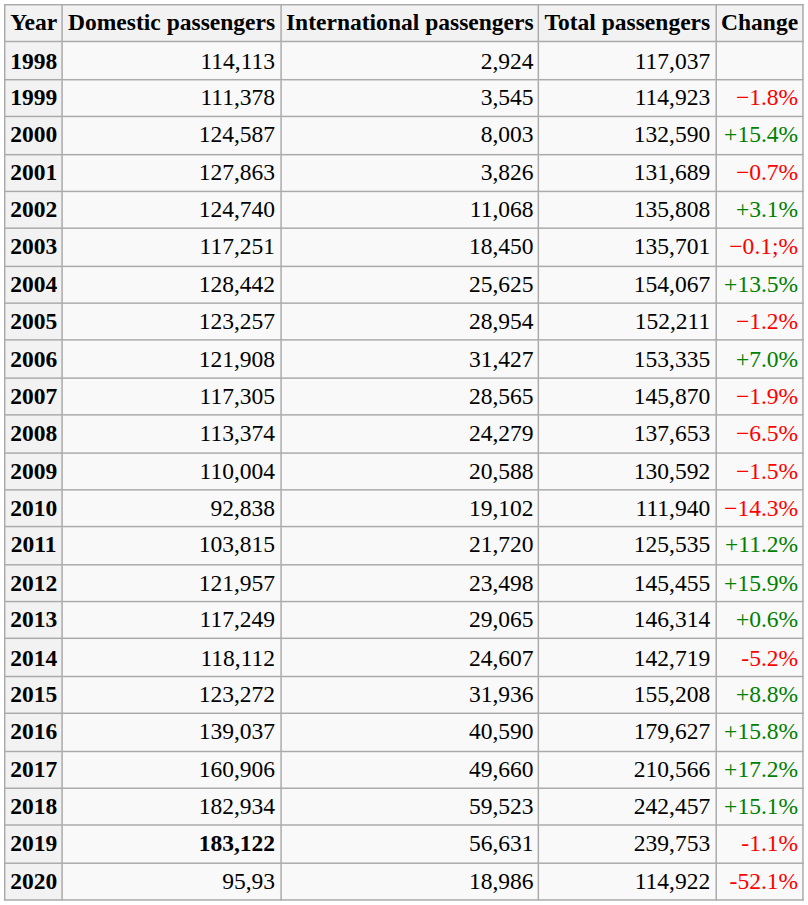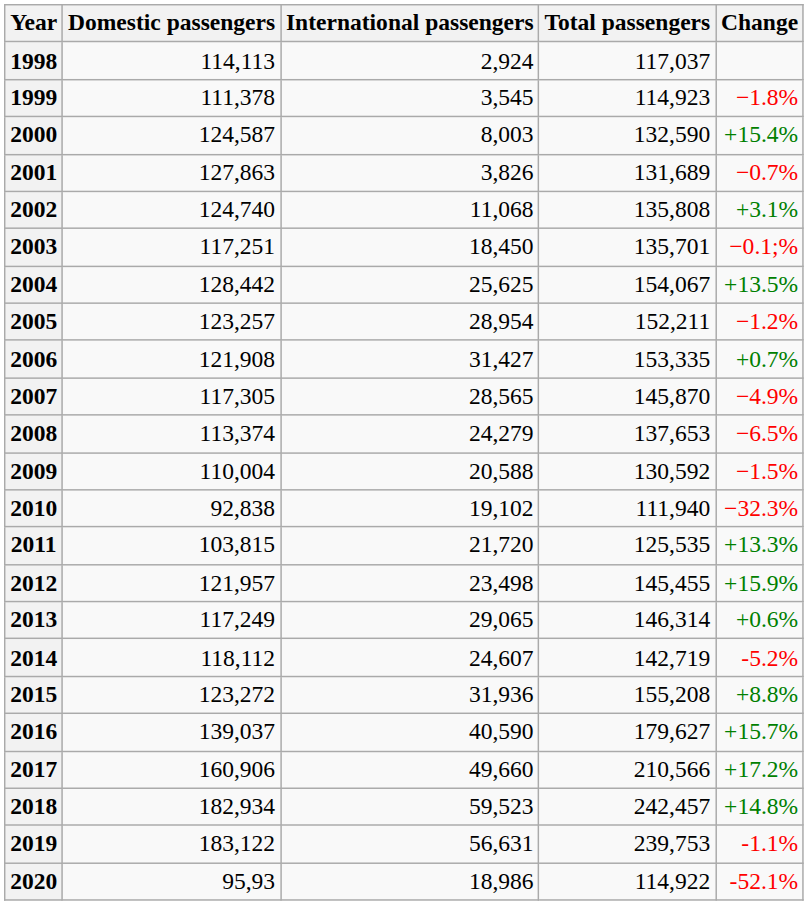(767, 358) +7.0% -> (767, 358) +0.7%
(767, 396) −1.9% -> (767, 396) −4.9%
(761, 508) −14.3% -> (761, 508) −32.3%
(762, 545) +11.2% -> (761, 545) +13.3%
(761, 731) +15.8% -> (761, 731) +15.7%
(761, 806) +15.1% -> (761, 806) +14.8%
(237, 843) bold -> (237, 843) normal
